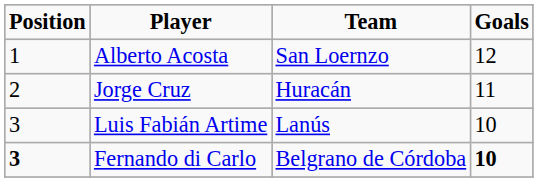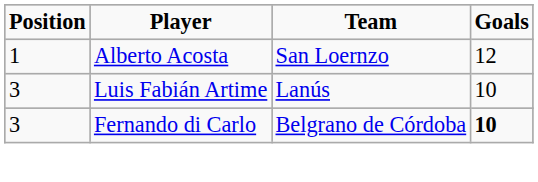- row: (142, 90)
(14, 159) bold -> (14, 125) normal
